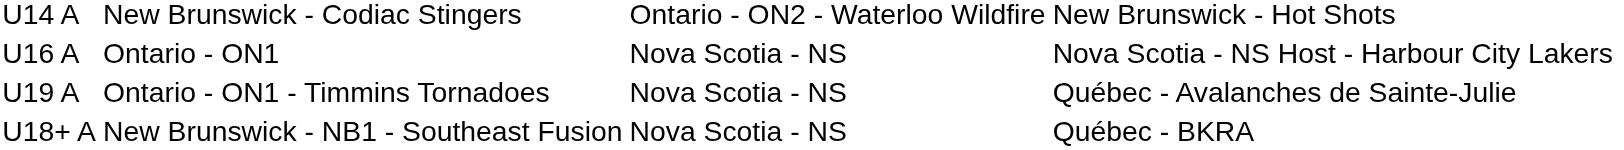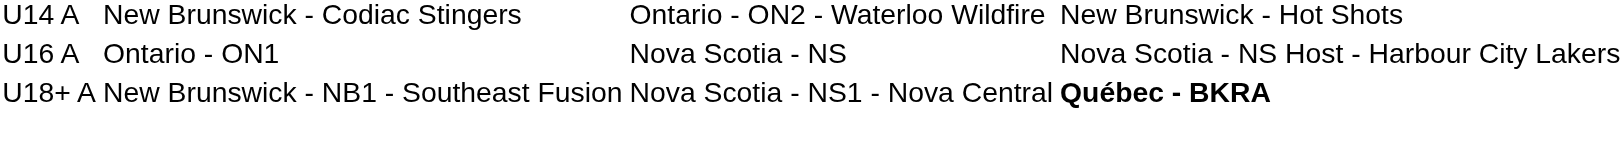- row: (41, 92)
(738, 131) Nova Scotia - NS -> (841, 92) Nova Scotia - NS1 - Nova Central
(1153, 131) normal -> (1165, 92) bold
